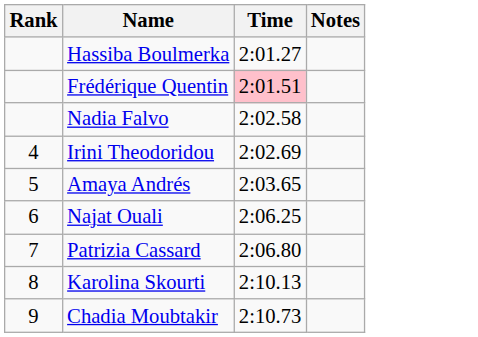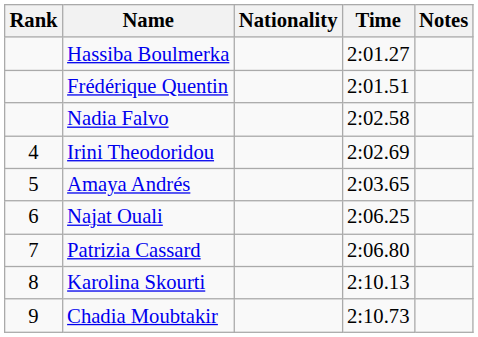+ column: (288, 20)
(270, 86) pink background -> (378, 86) no background
